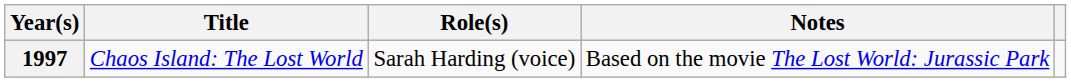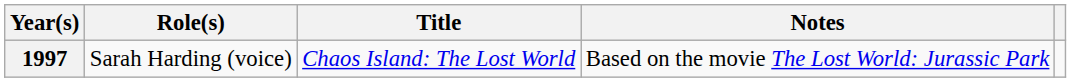columns swapped: (226, 22) <-> (474, 22)
